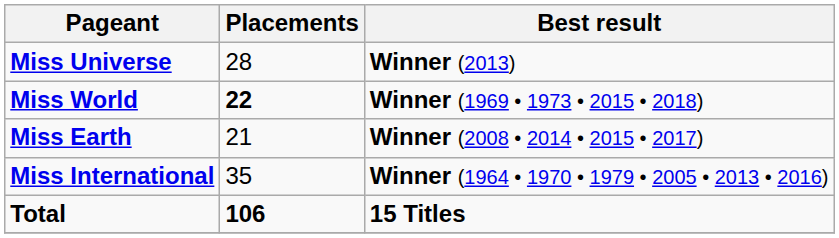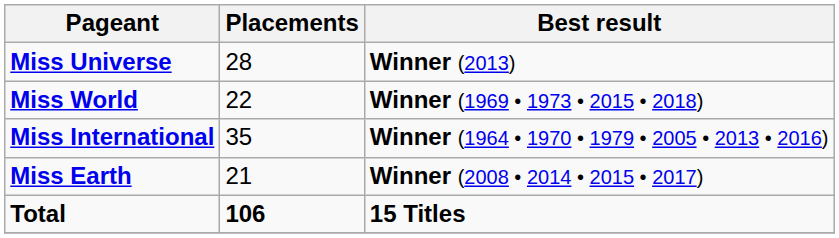(239, 99) bold -> (239, 99) normal
rows swapped: (112, 175) <-> (71, 137)
